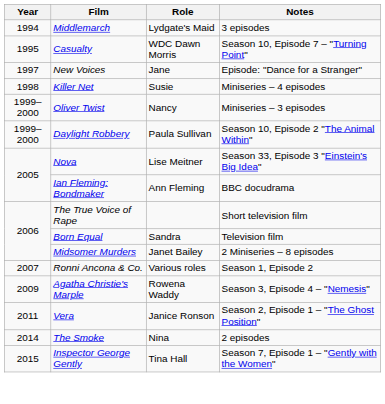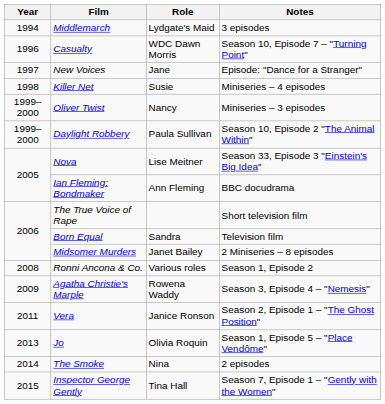(28, 49) 1995 -> (28, 49) 1996
(28, 268) 2007 -> (28, 268) 2008
+ row: (59, 343)
